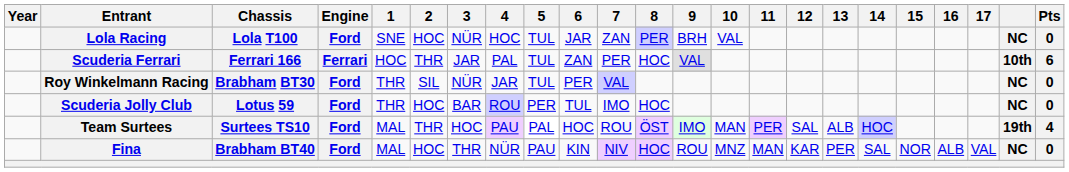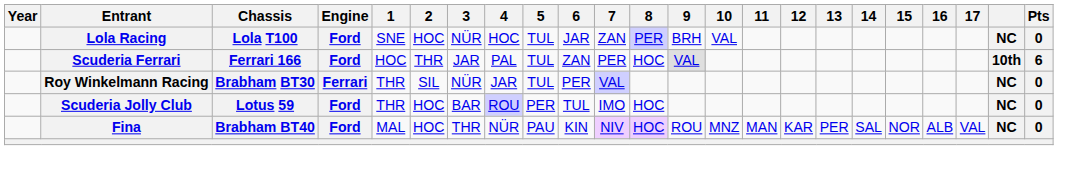(345, 61) Ferrari -> (345, 61) Ford
(345, 83) Ford -> (345, 83) Ferrari
- row: (126, 128)
